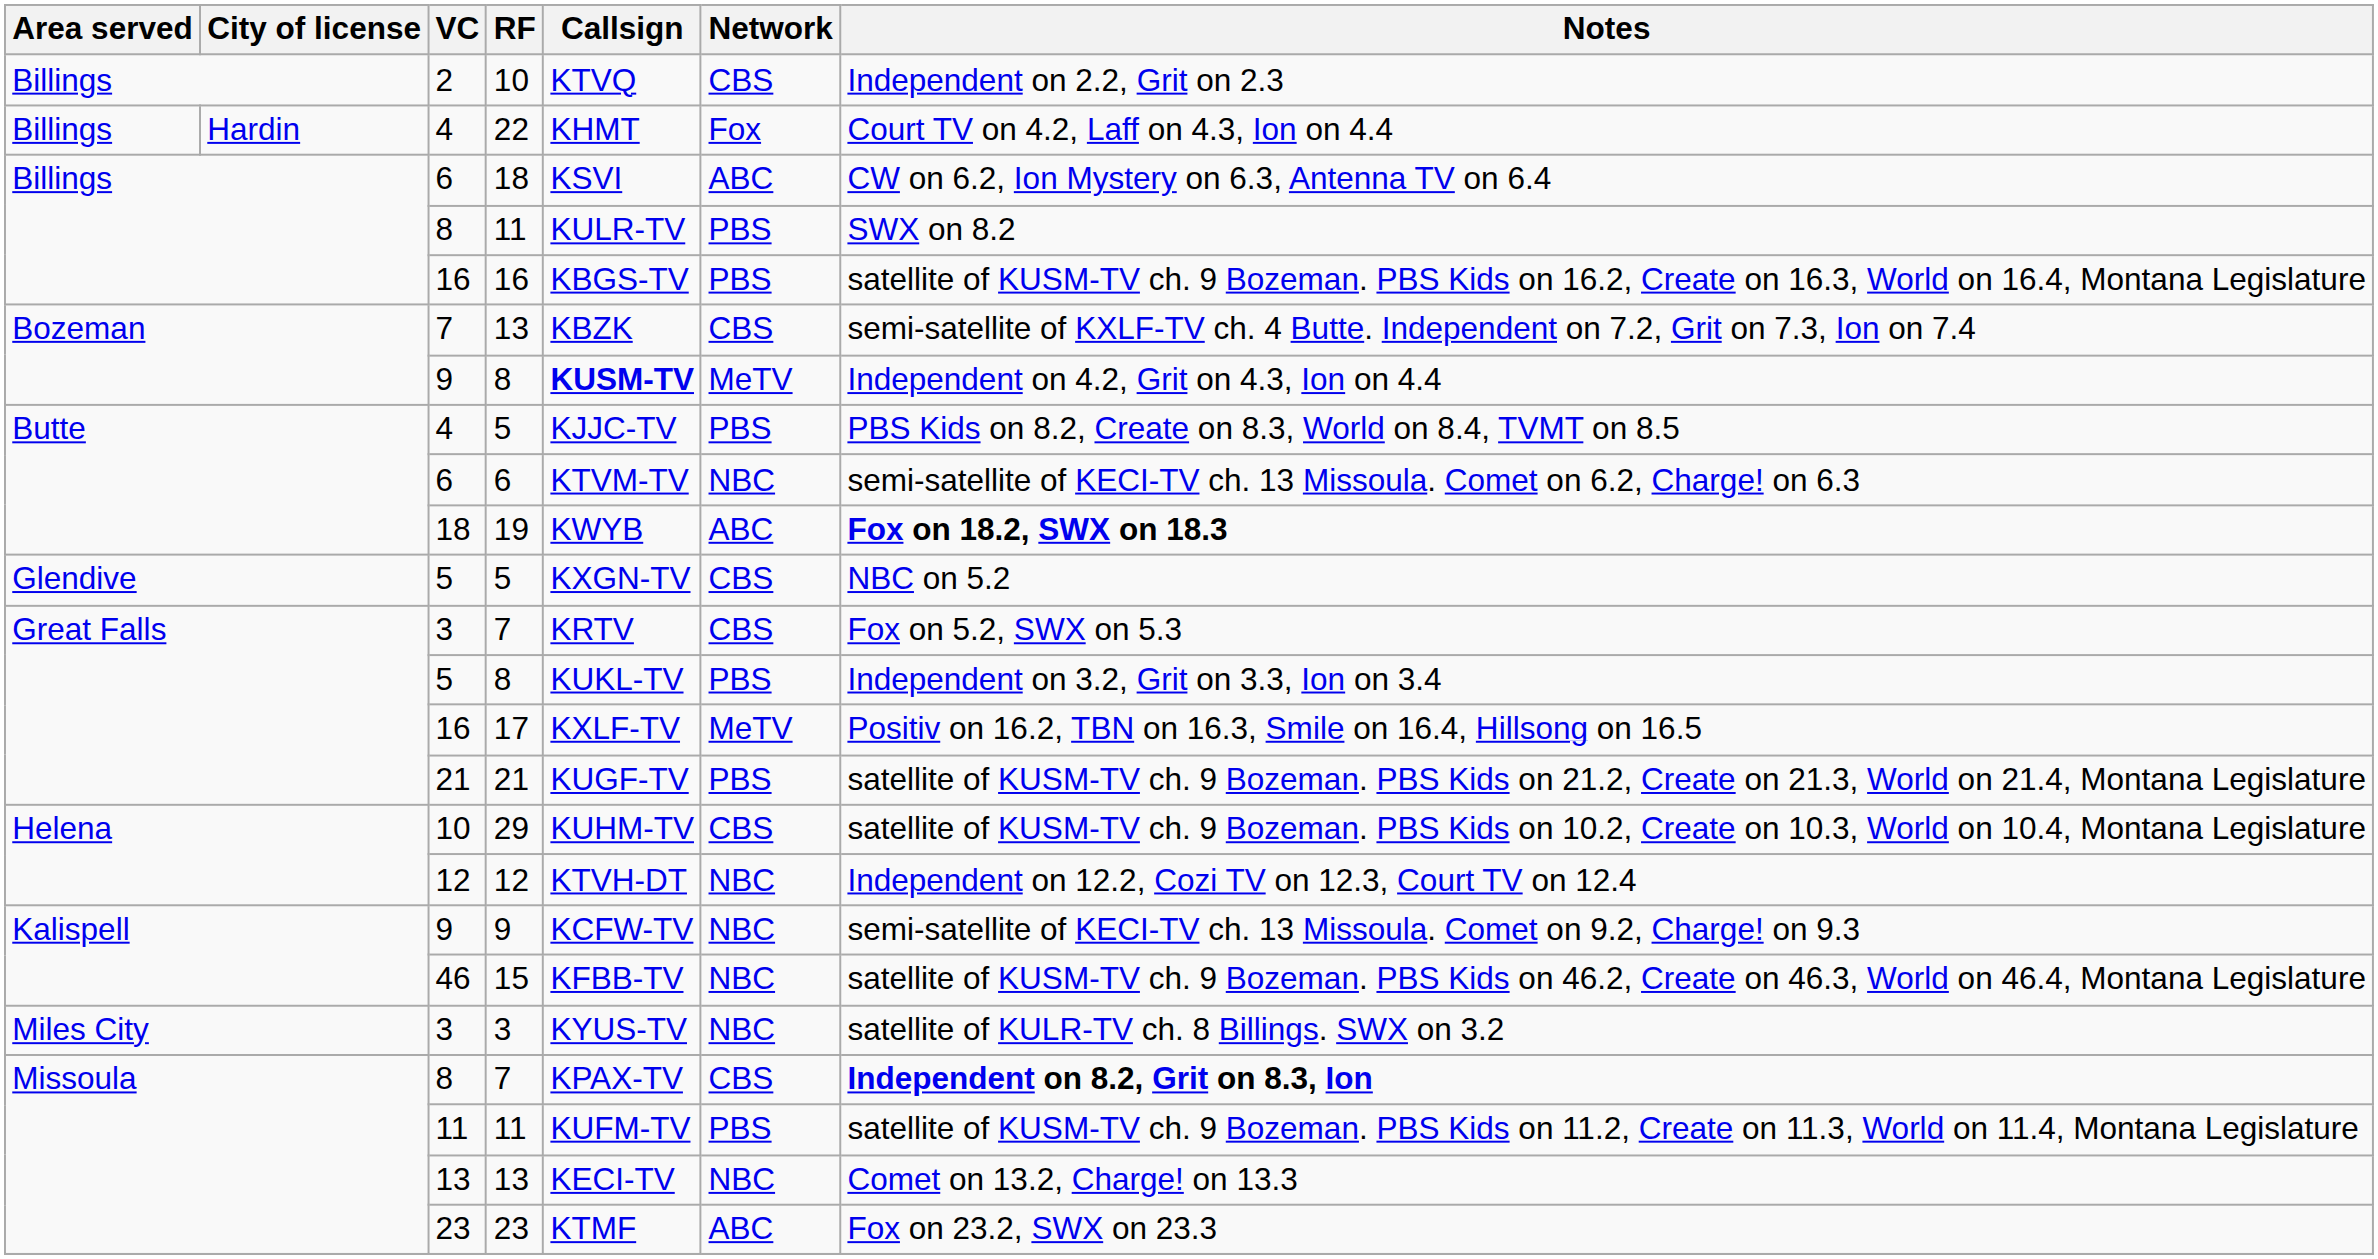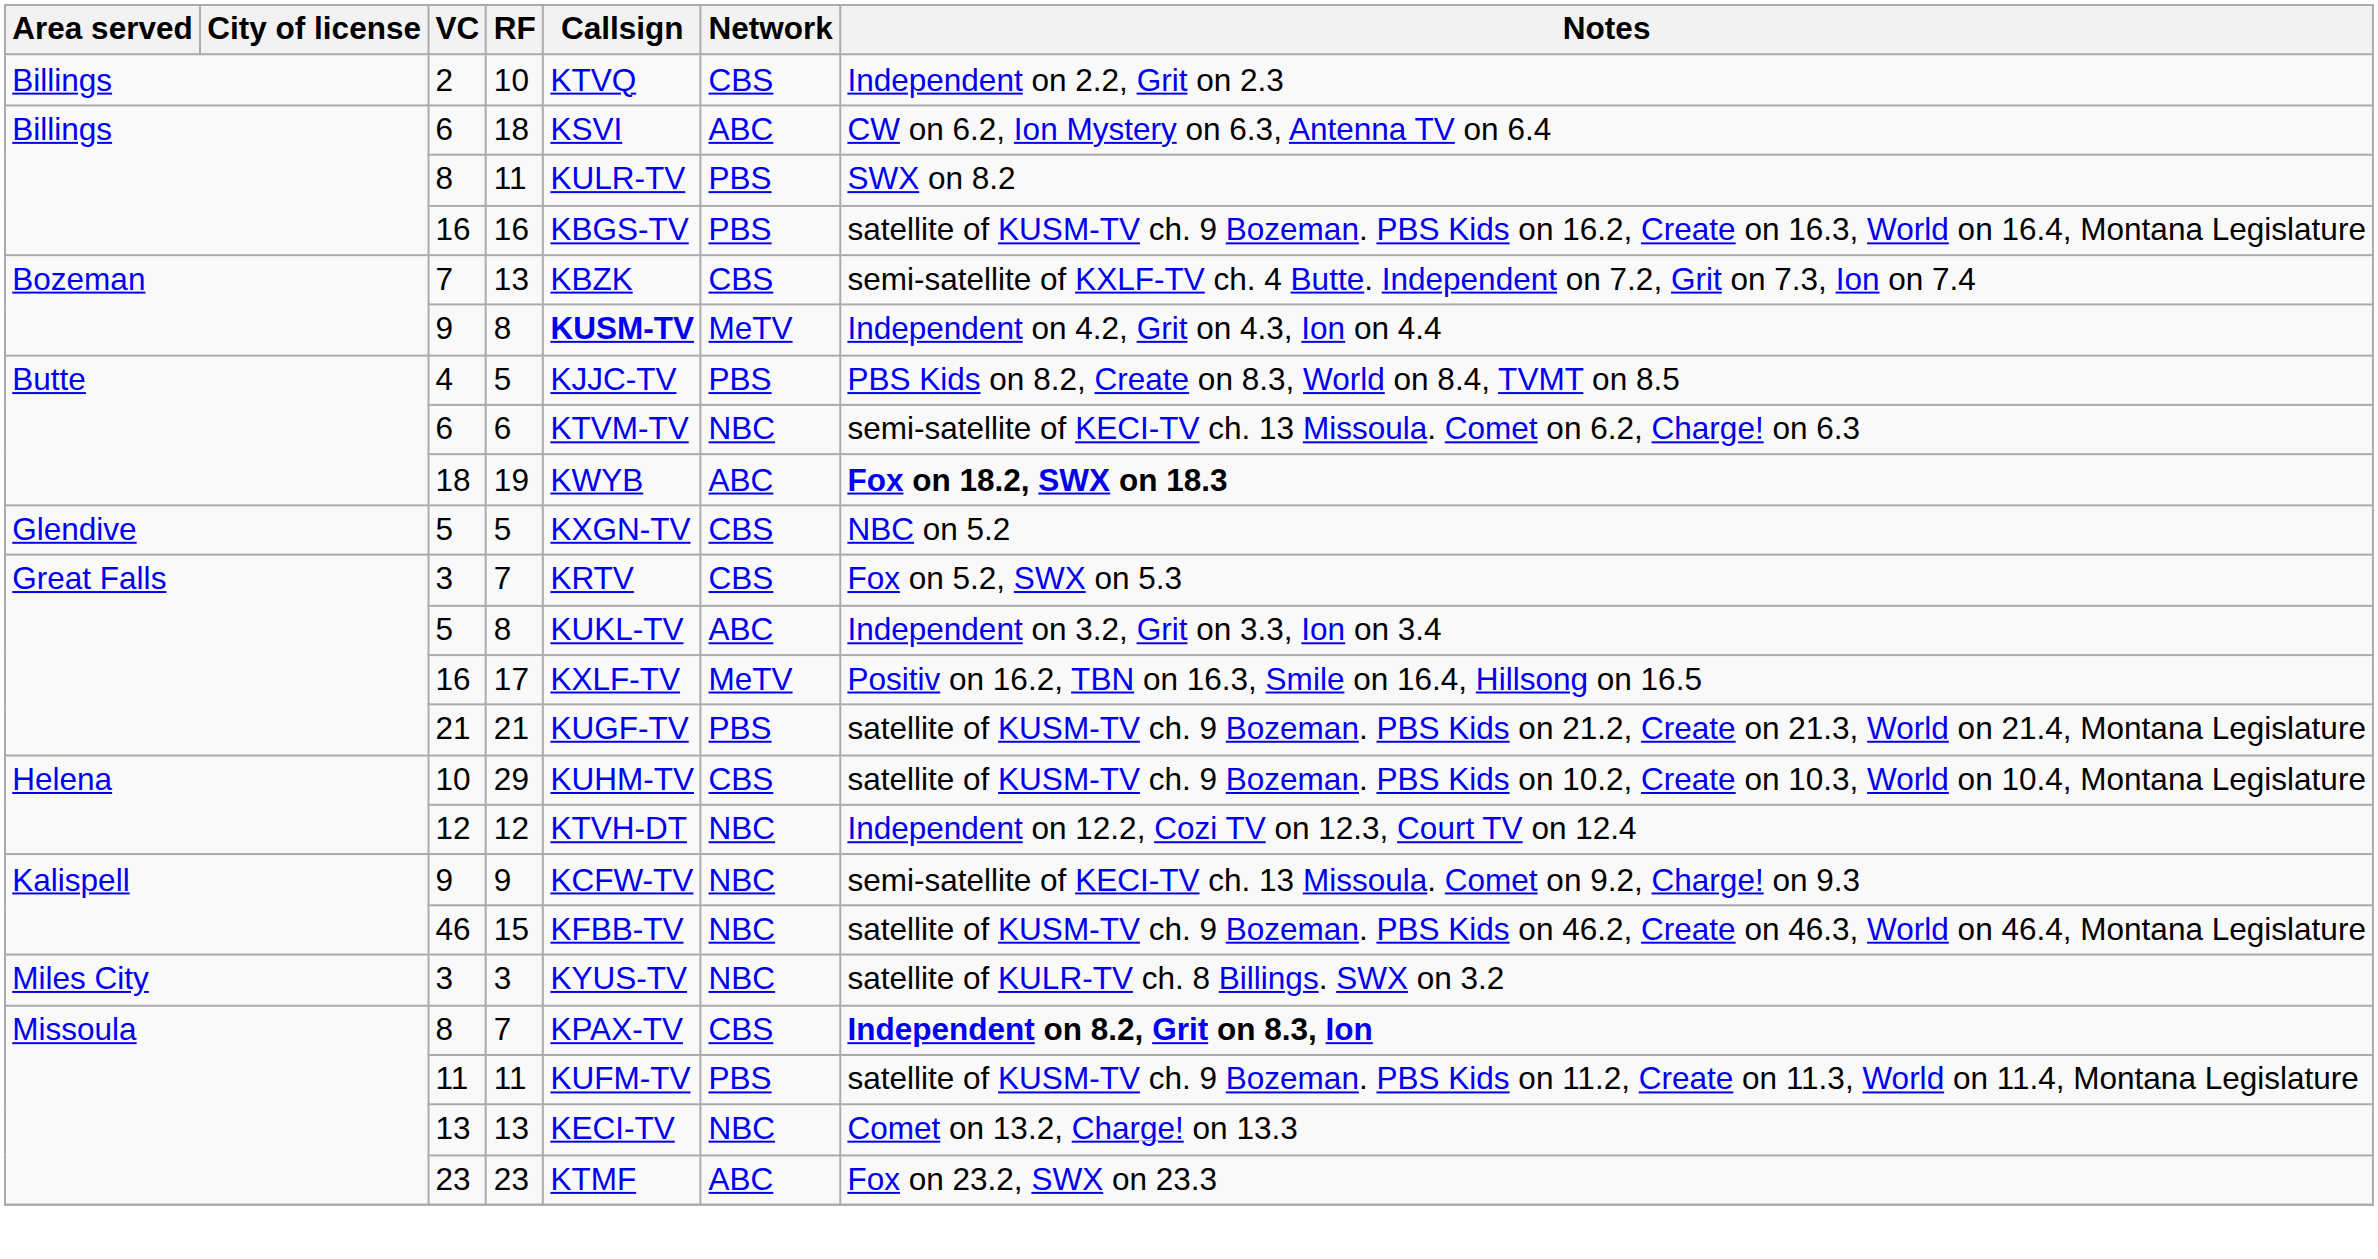- row: (444, 129)
(740, 679) PBS -> (741, 629) ABC
